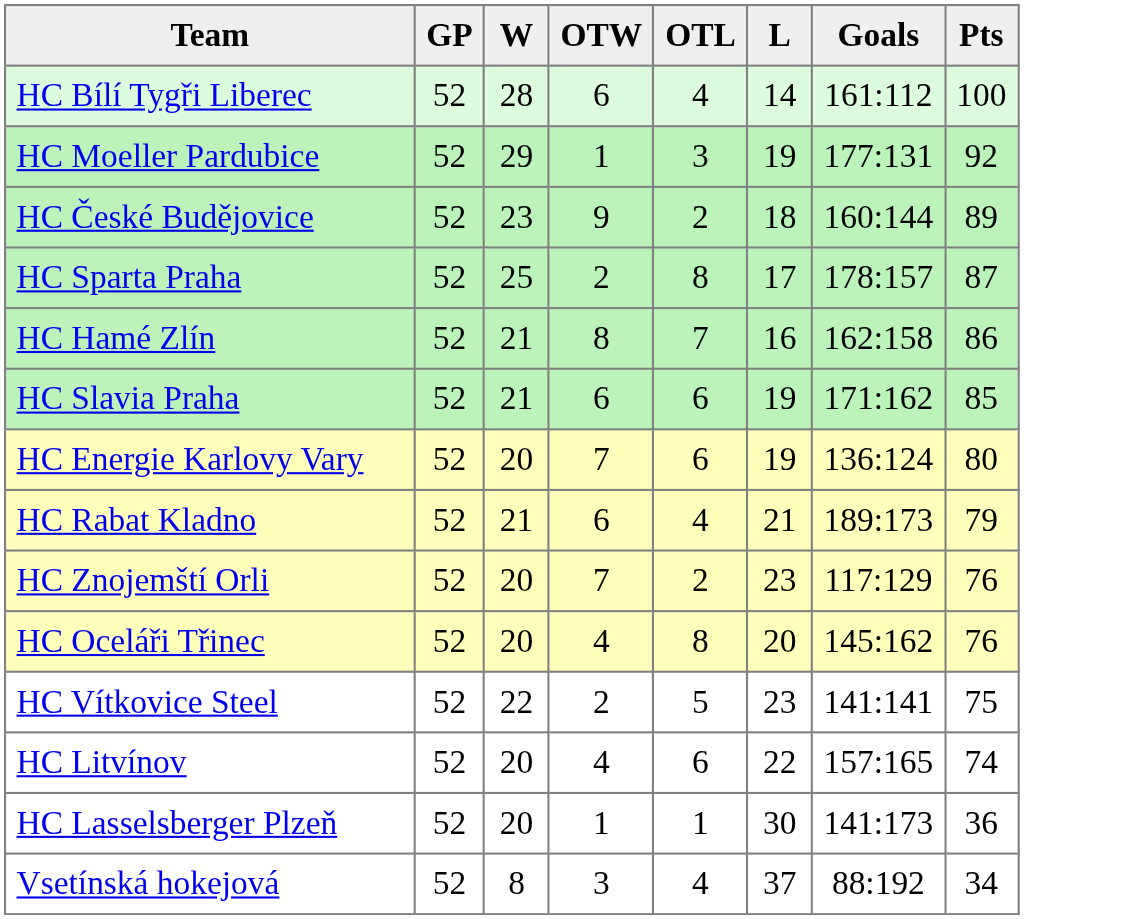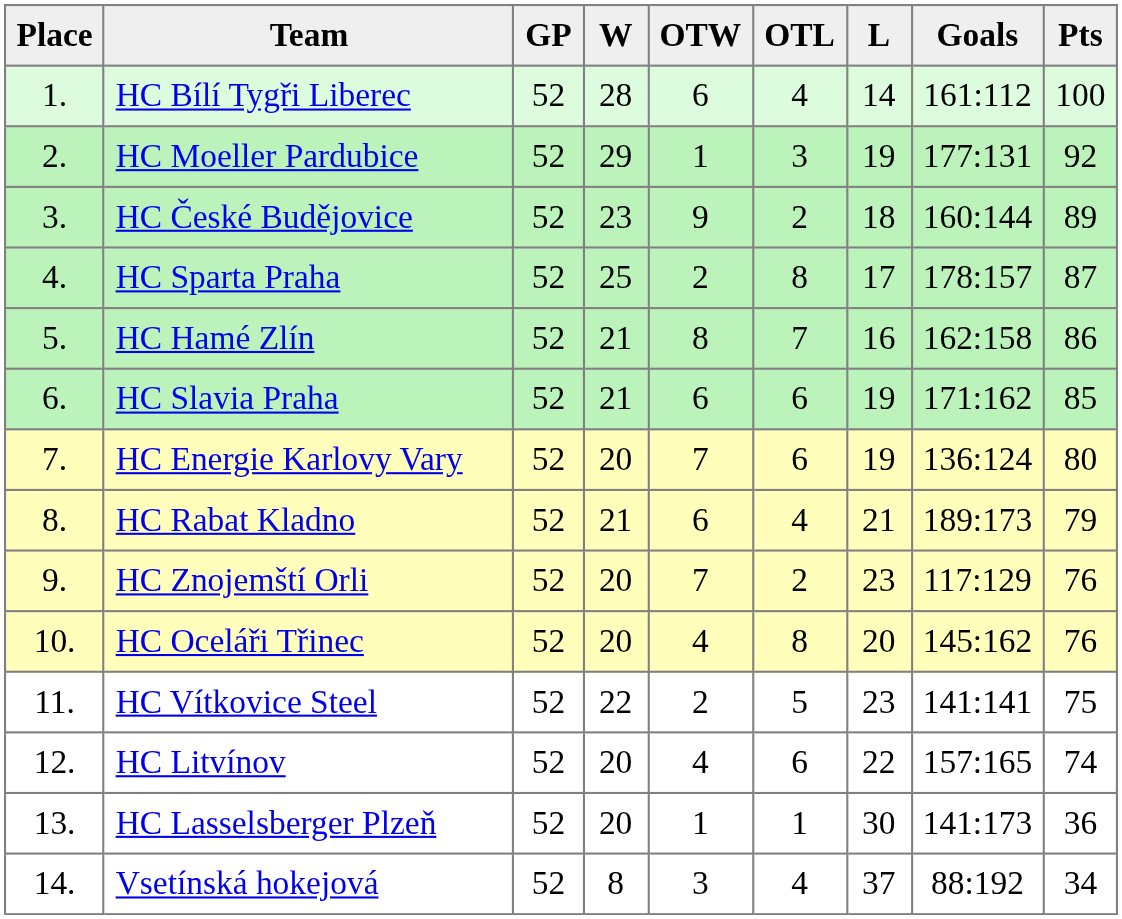+ column: (55, 34)
